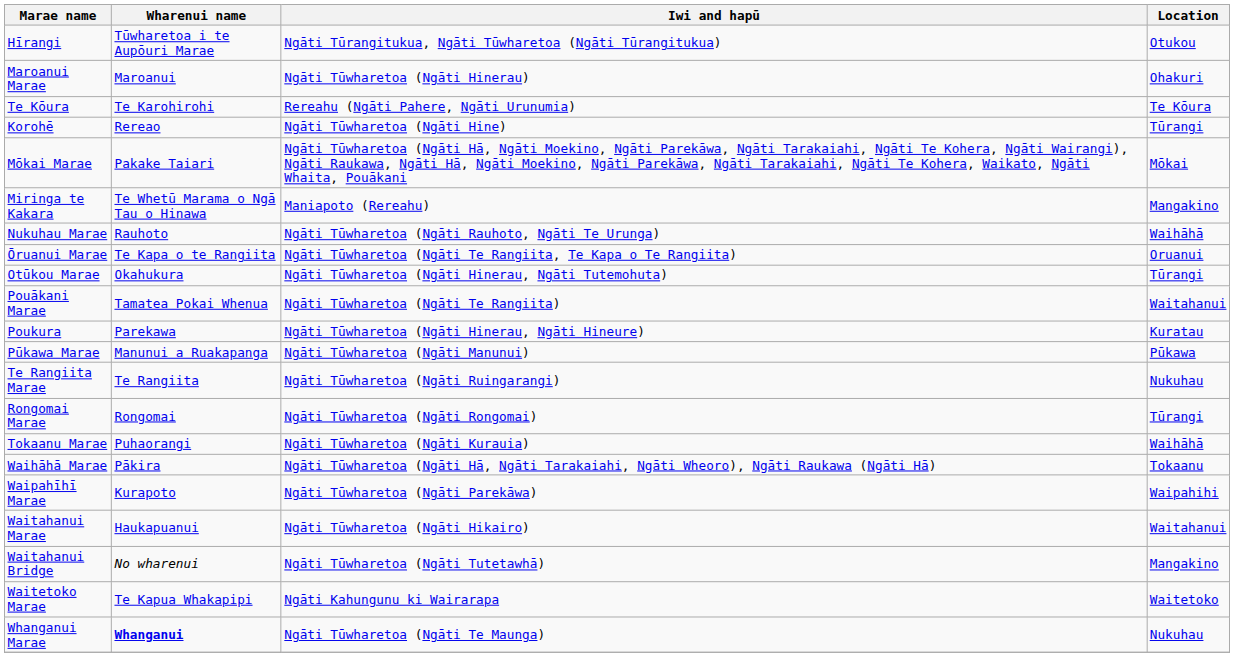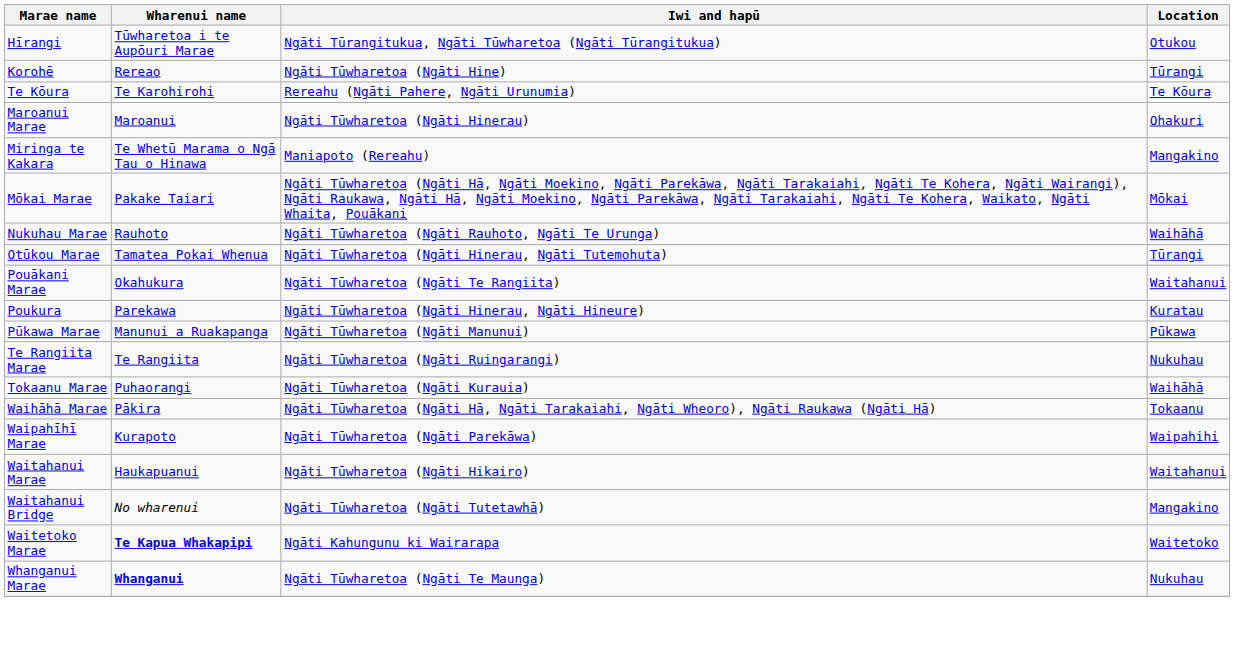rows swapped: (31, 127) <-> (38, 78)
rows swapped: (46, 206) <-> (50, 163)
- row: (57, 254)
(149, 275) Okahukura -> (191, 254) Tamatea Pokai Whenua
(191, 303) Tamatea Pokai Whenua -> (149, 283) Okahukura
- row: (38, 416)
(184, 599) normal -> (184, 543) bold
